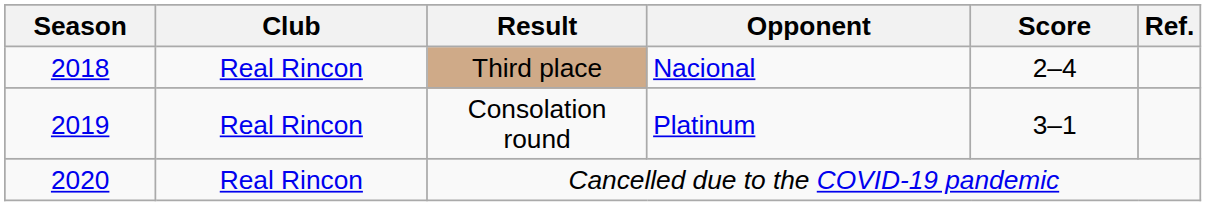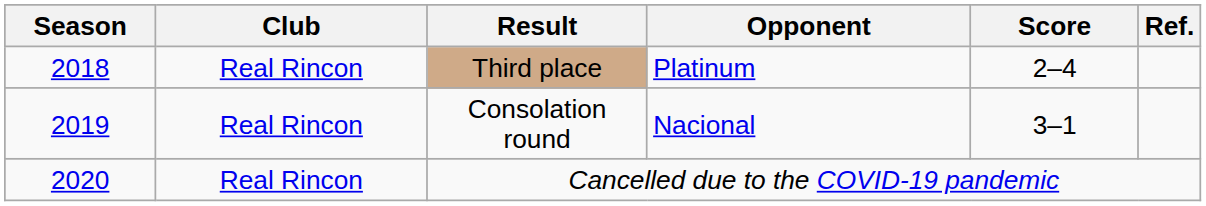(704, 67) Nacional -> (704, 67) Platinum
(704, 124) Platinum -> (704, 124) Nacional
